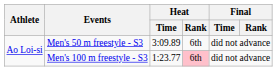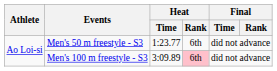(166, 43) 3:09.89 -> (166, 43) 1:23.77
(166, 58) 1:23.77 -> (166, 58) 3:09.89
